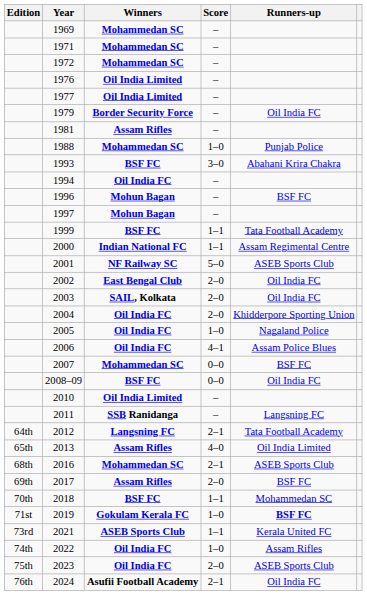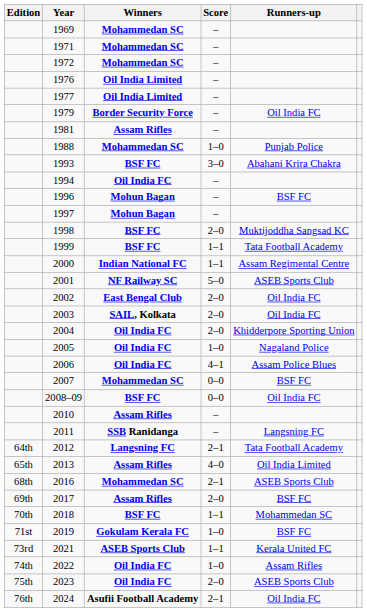+ row: (64, 230)
(143, 398) Oil India Limited -> (143, 414) Assam Rifles
(294, 515) bold -> (294, 532) normal
